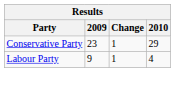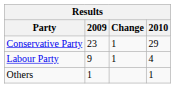+ row: (20, 75)
